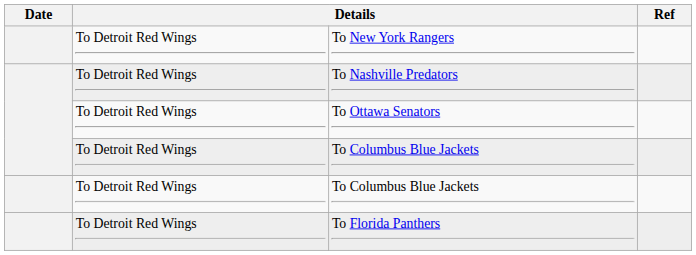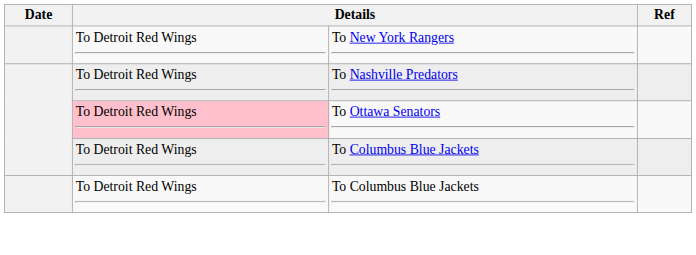(201, 116) no background -> (201, 116) pink background
- row: (38, 231)
